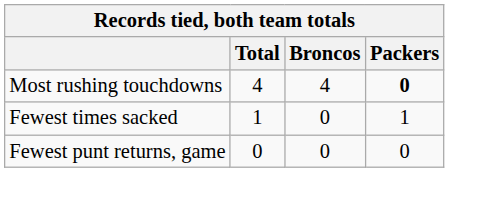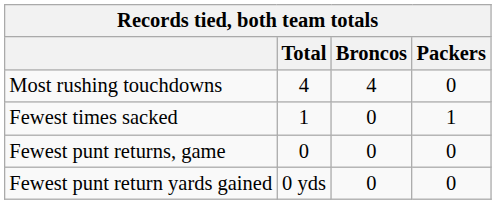(405, 85) bold -> (451, 85) normal
+ row: (141, 183)
